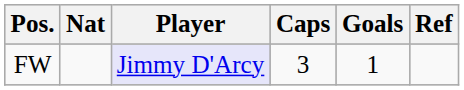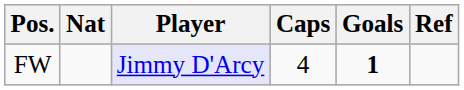(303, 64) 3 -> (303, 64) 4
(373, 64) normal -> (373, 64) bold
